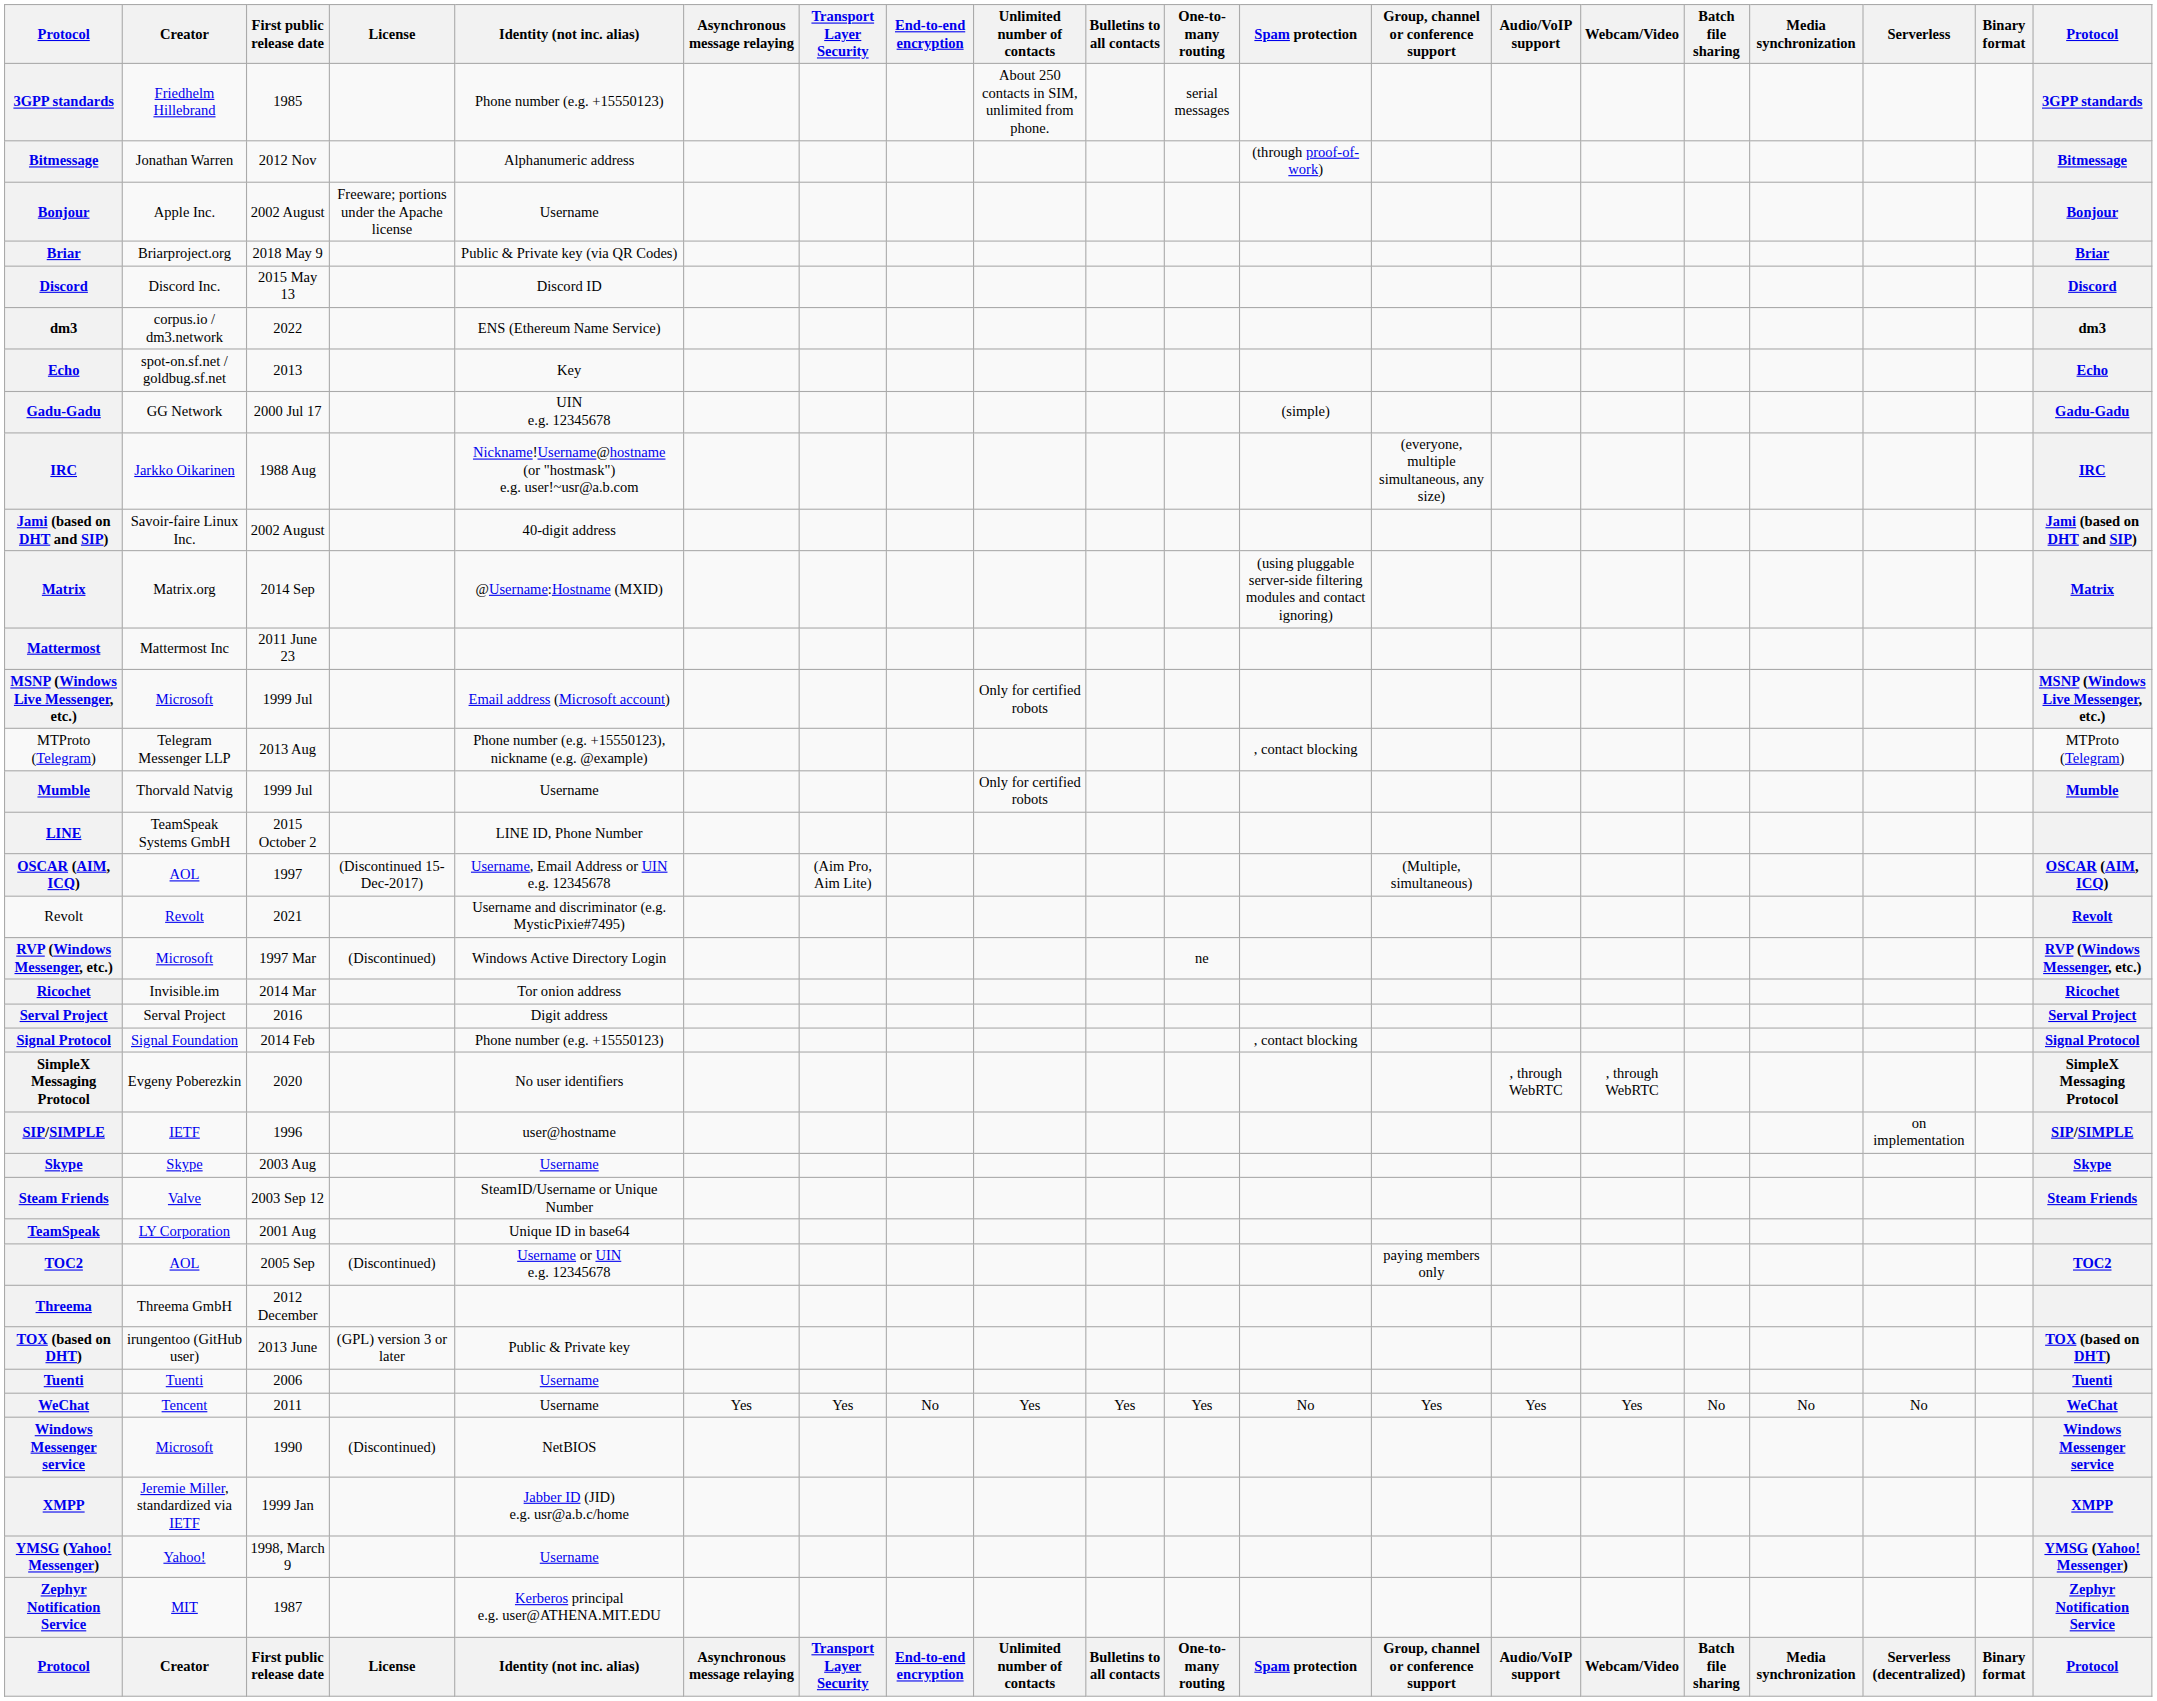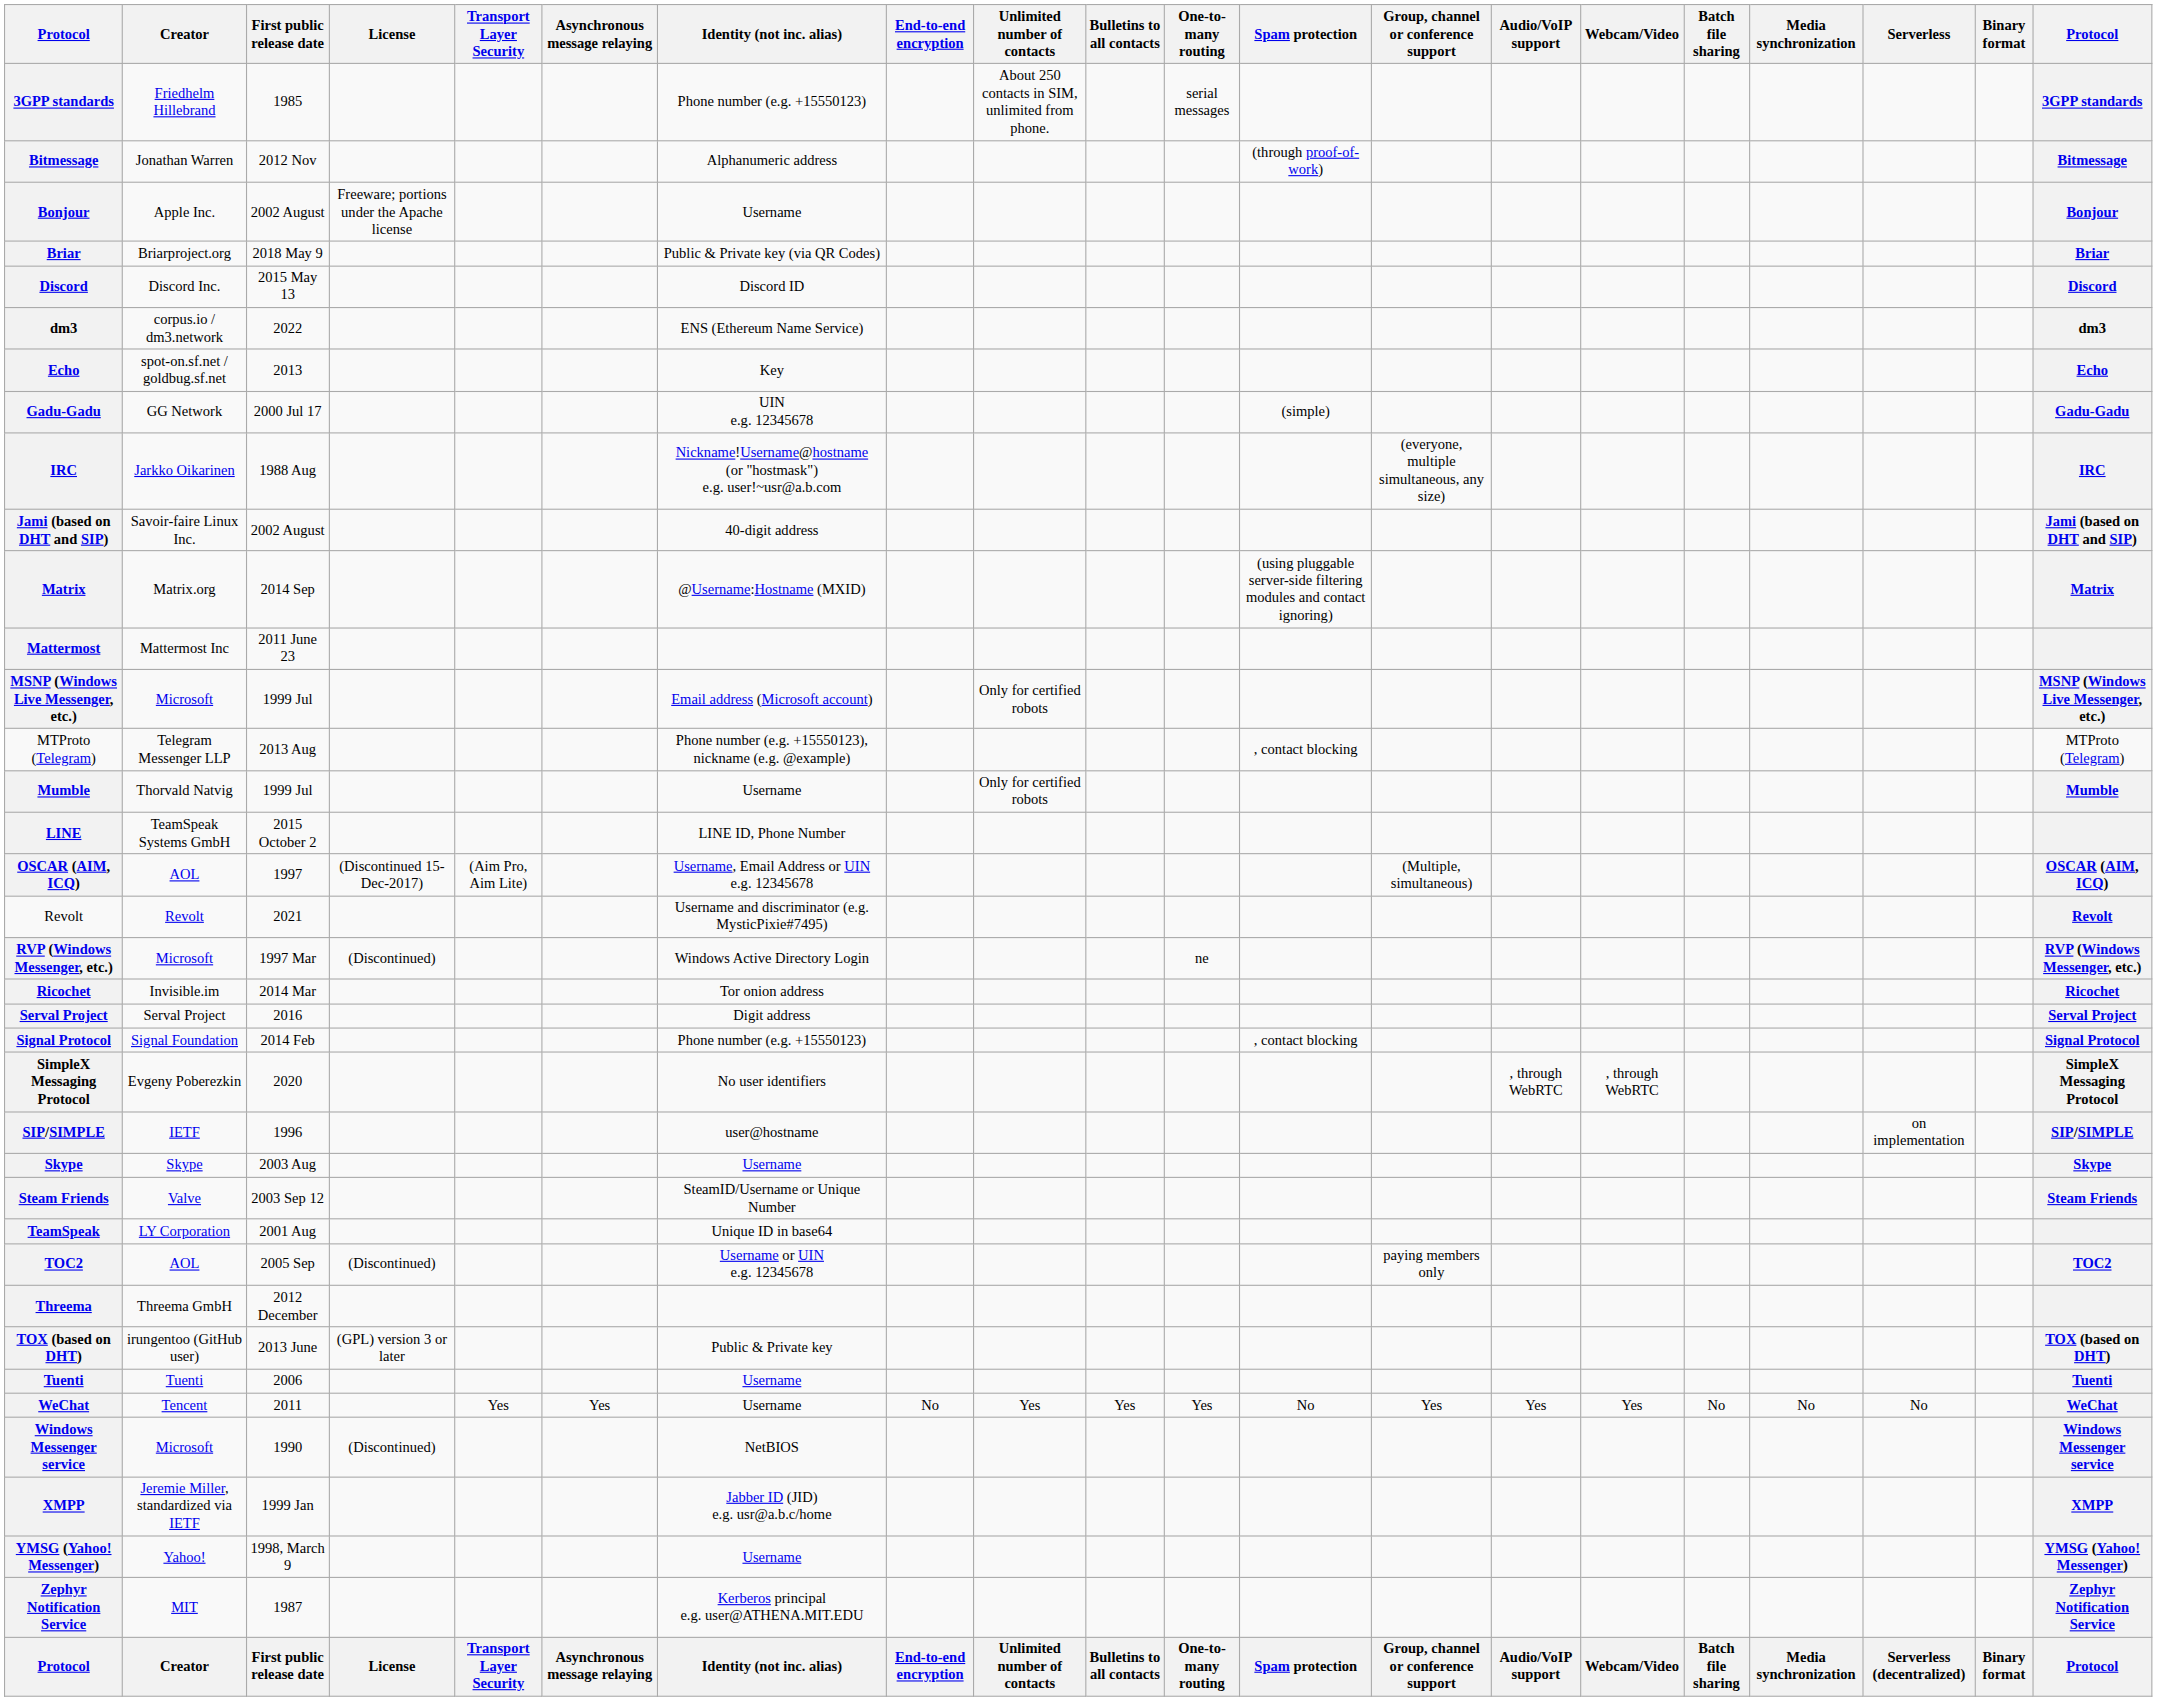columns swapped: (569, 34) <-> (843, 34)
